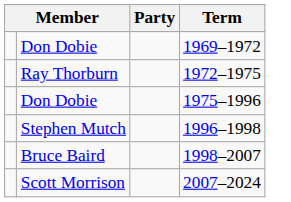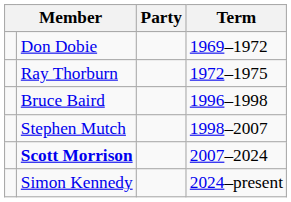- row: (222, 100)
(73, 127) Stephen Mutch -> (63, 100) Bruce Baird
(63, 155) Bruce Baird -> (73, 127) Stephen Mutch
(73, 182) normal -> (77, 155) bold
+ row: (236, 182)
